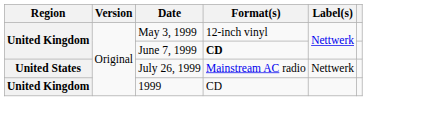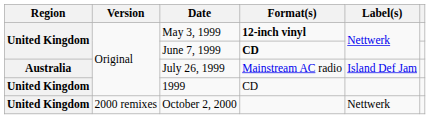(237, 31) normal -> (274, 31) bold
(48, 68) United States -> (48, 68) Australia
(333, 68) Nettwerk -> (382, 68) Island Def Jam
+ row: (200, 104)
